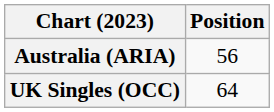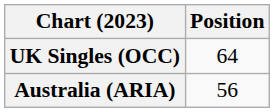rows swapped: (95, 55) <-> (95, 90)
